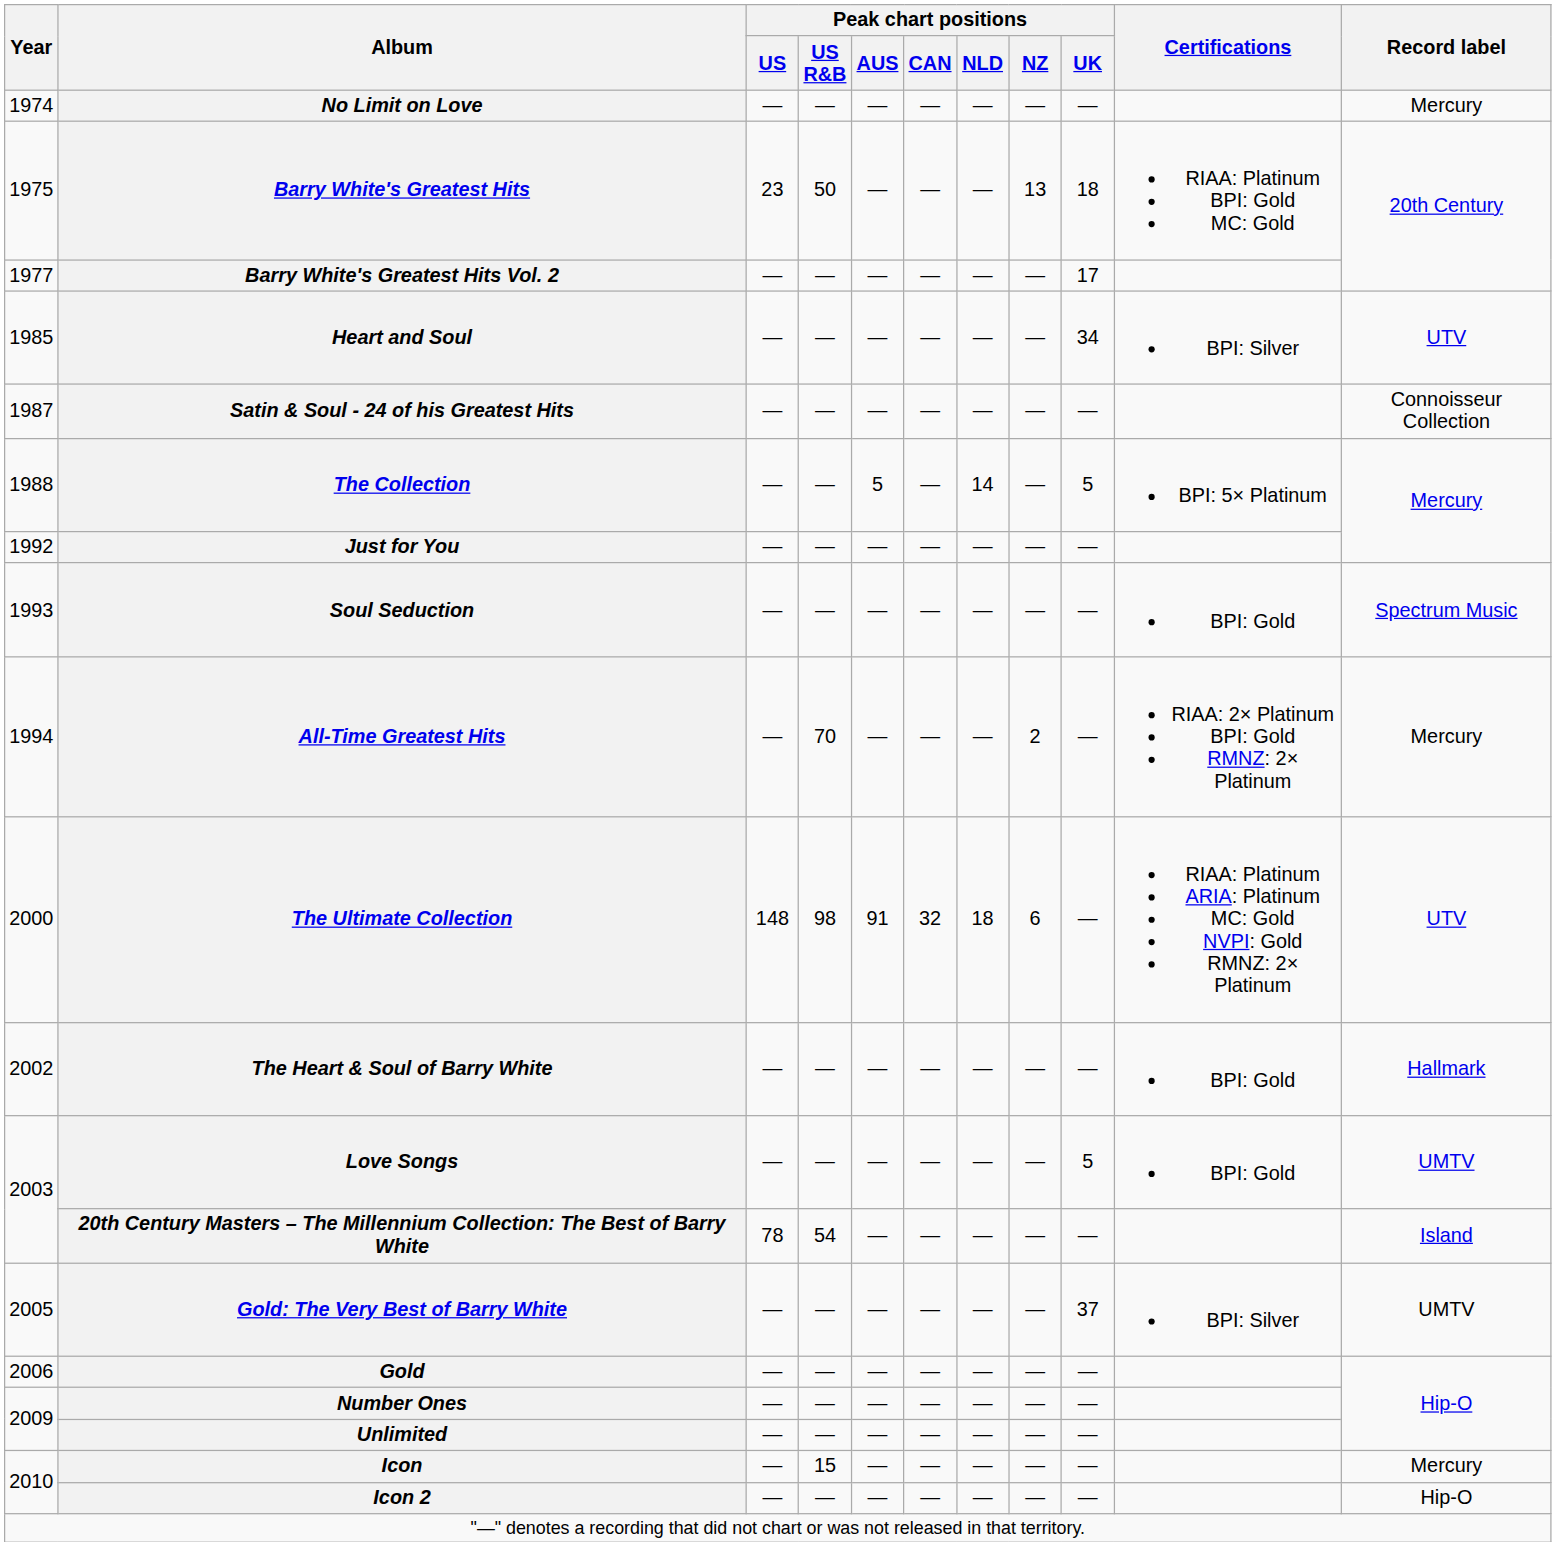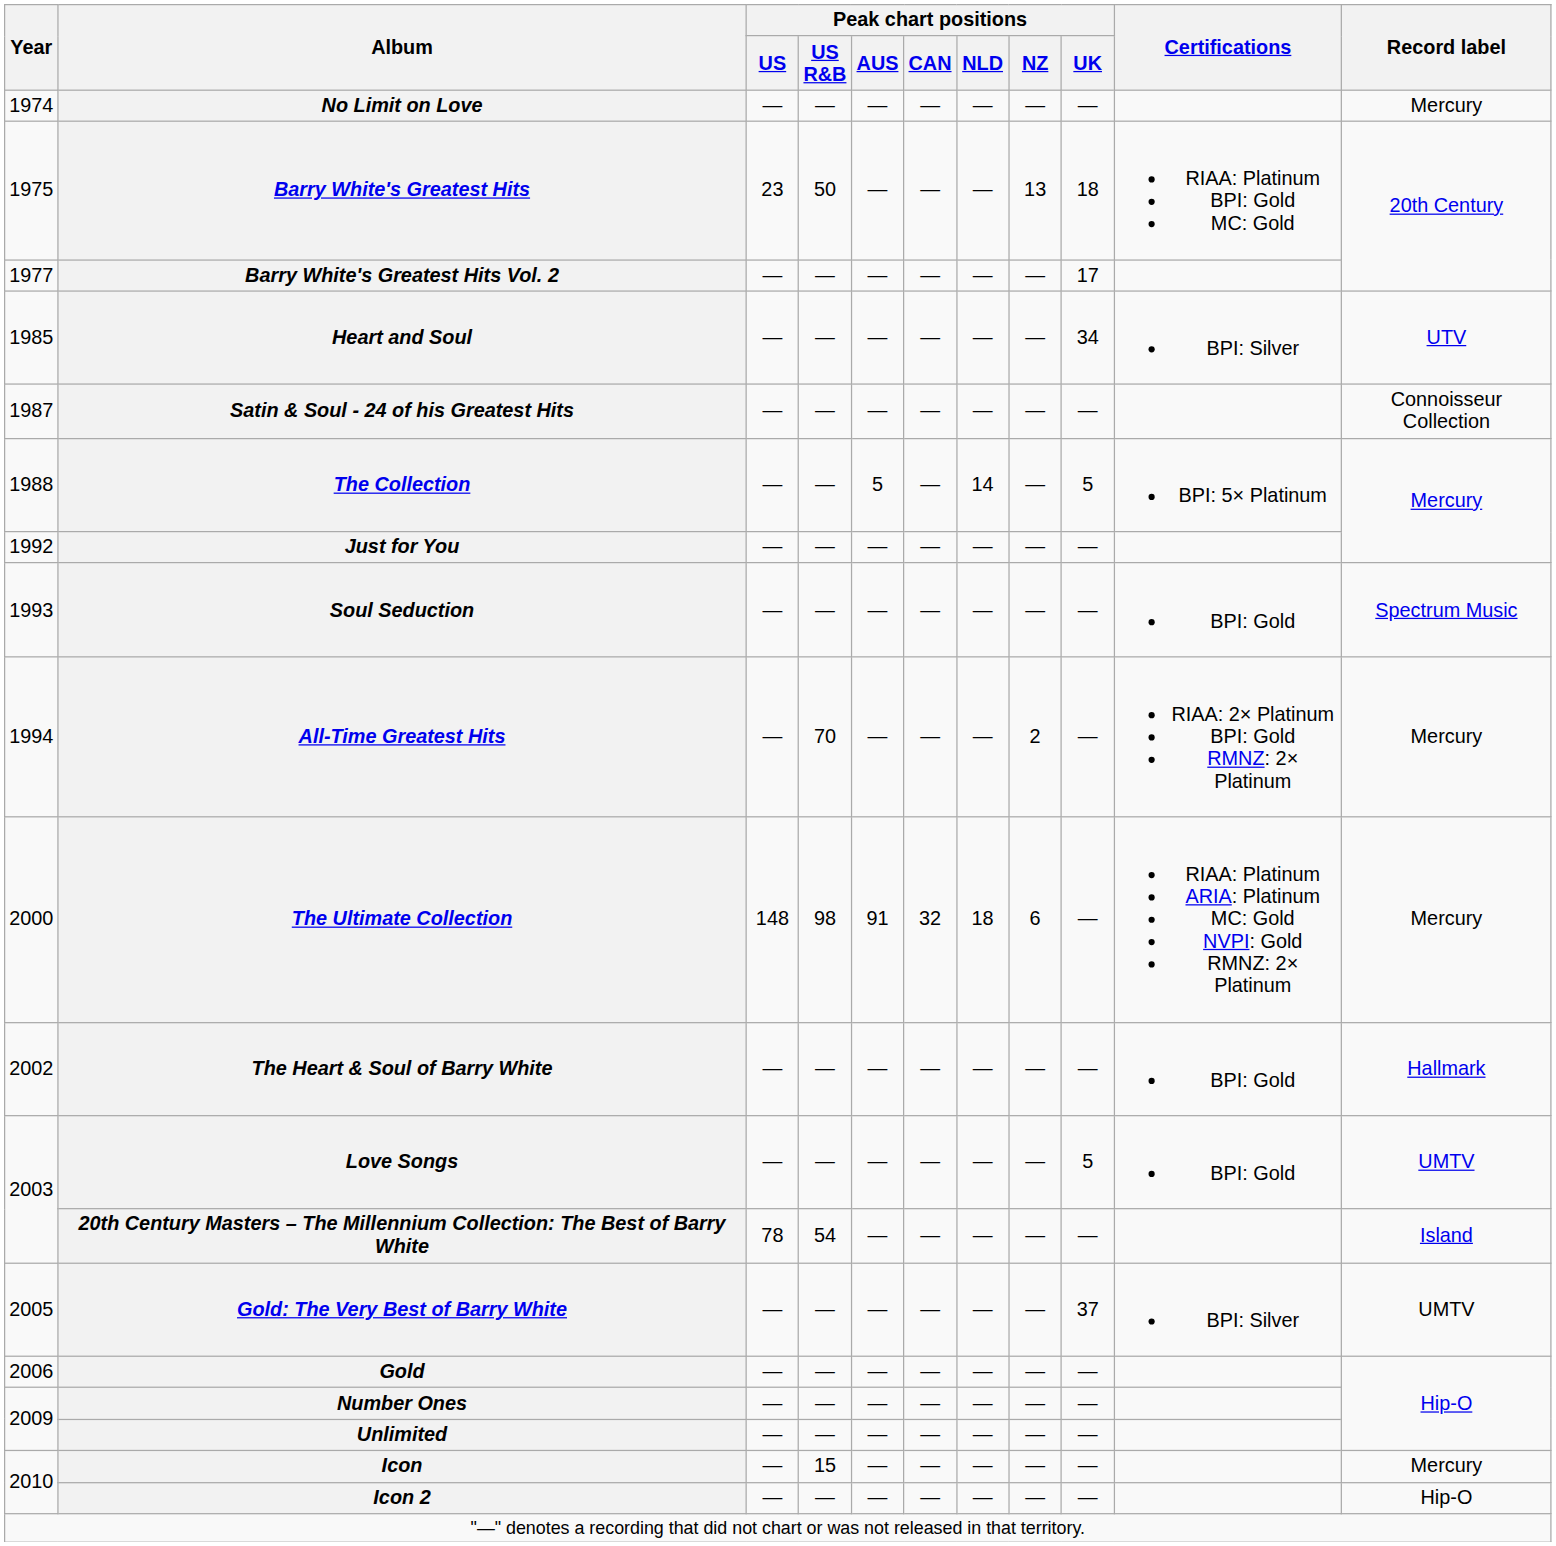(1446, 919) UTV -> (1446, 919) Mercury
